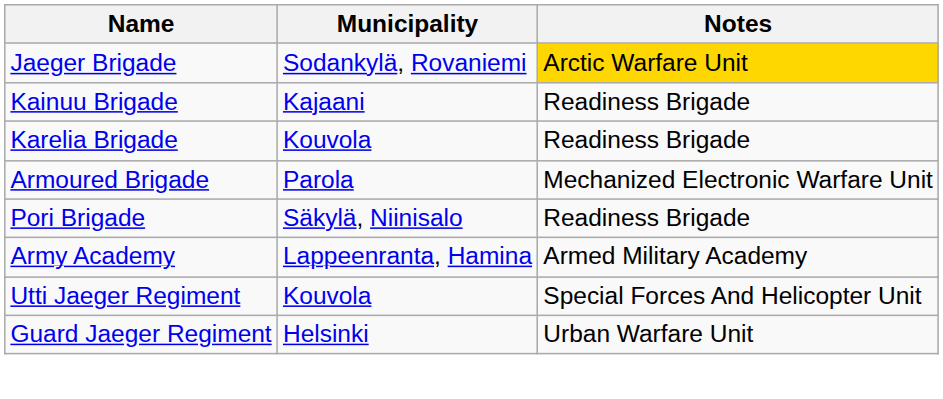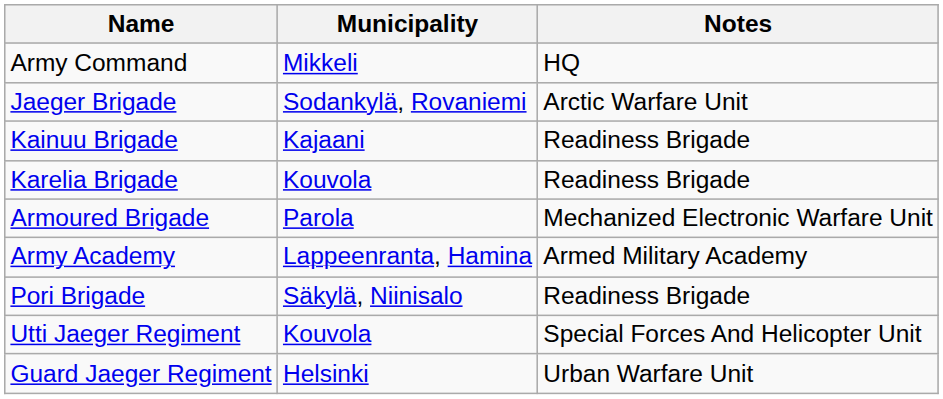+ row: (99, 62)
(646, 62) gold background -> (646, 101) no background
rows swapped: (78, 218) <-> (93, 256)
